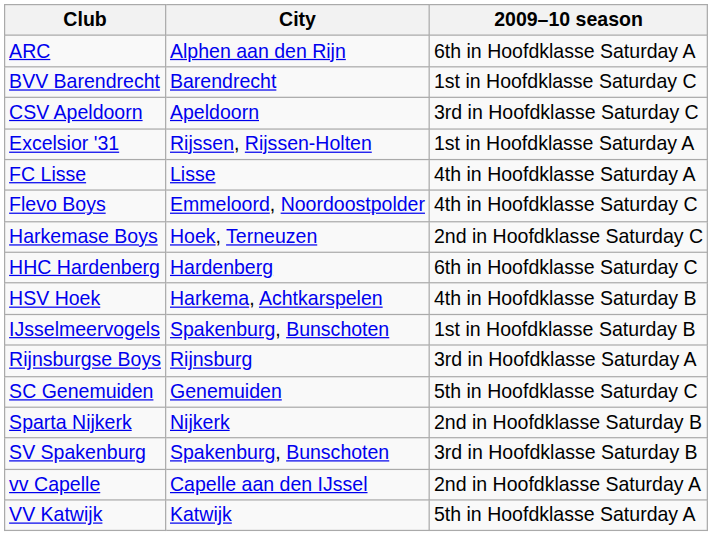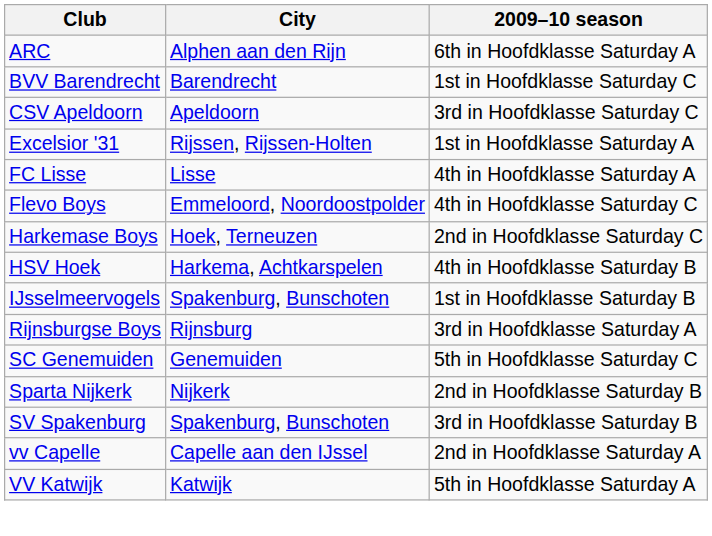- row: (85, 267)
